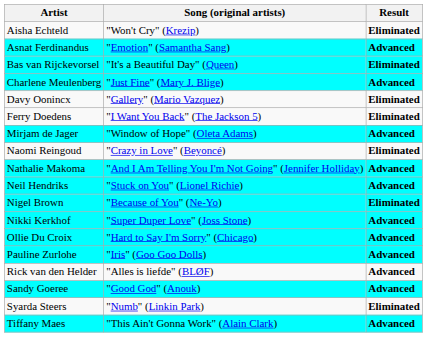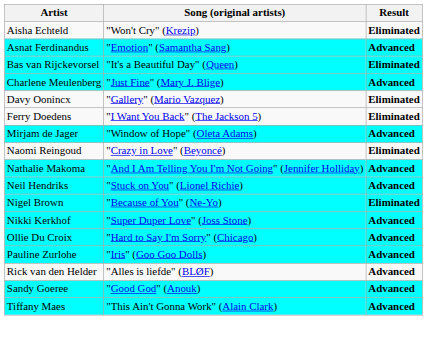- row: (37, 306)
